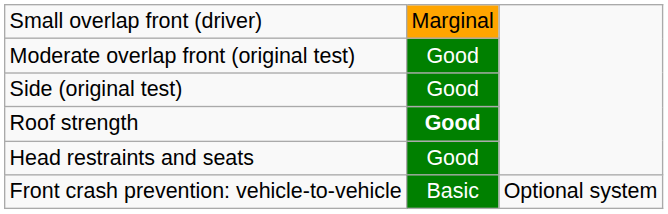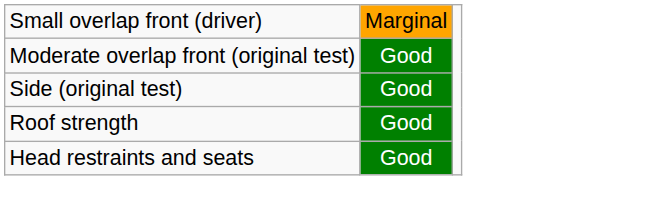(453, 123) bold -> (406, 123) normal
- row: (206, 191)
